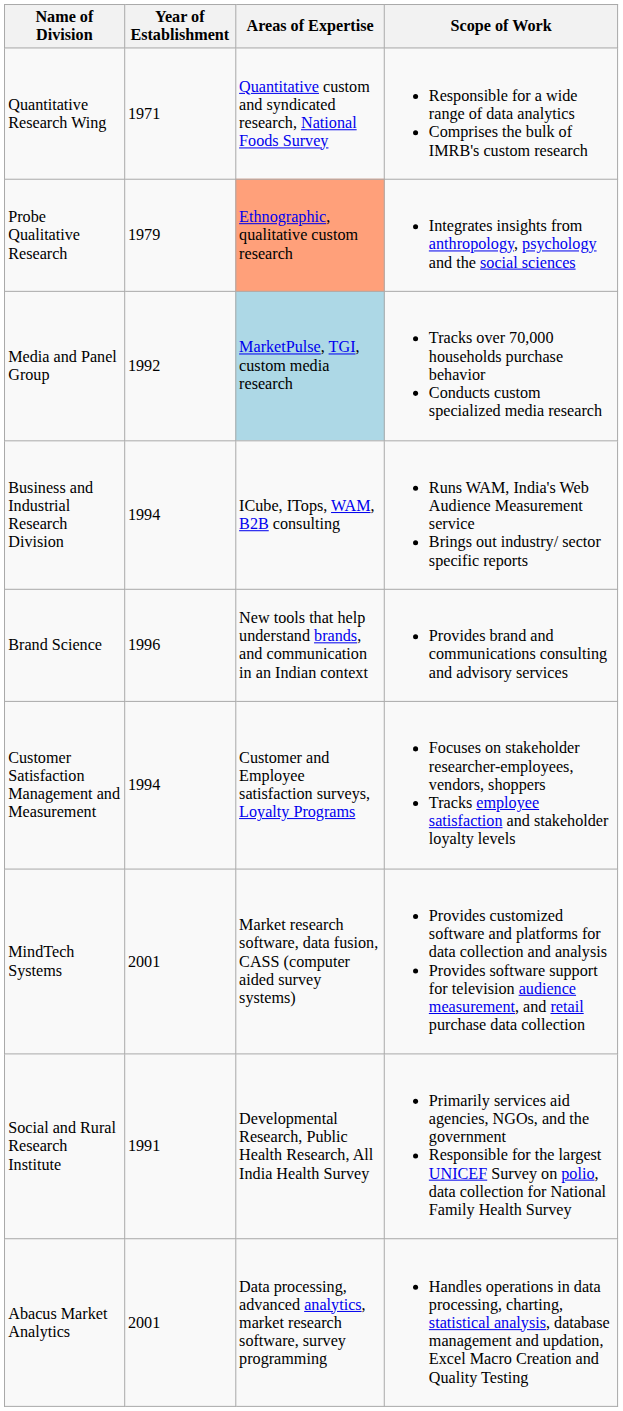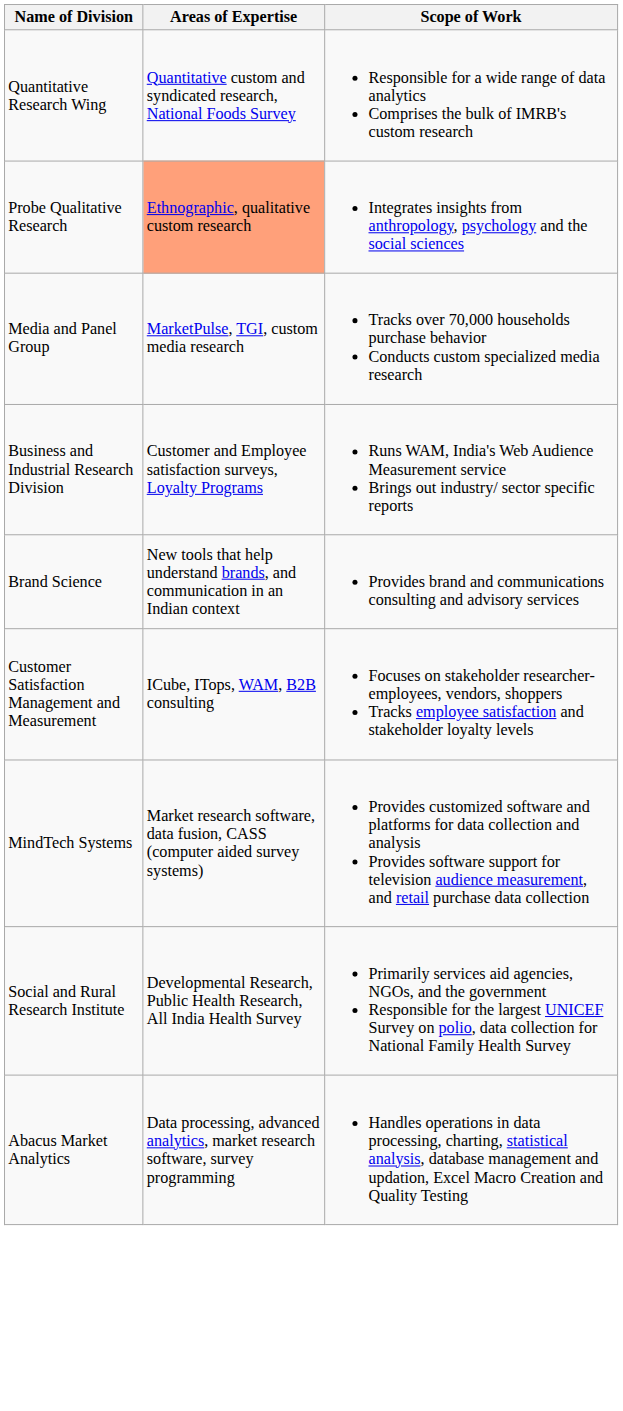- column: (180, 26)
(299, 365) lightblue background -> (232, 338) no background
(307, 514) ICube, ITops, WAM, B2B consulting -> (227, 469) Customer and Employee satisfaction surveys, Loyalty Programs
(305, 785) Customer and Employee satisfaction surveys, Loyalty Programs -> (231, 694) ICube, ITops, WAM, B2B consulting
